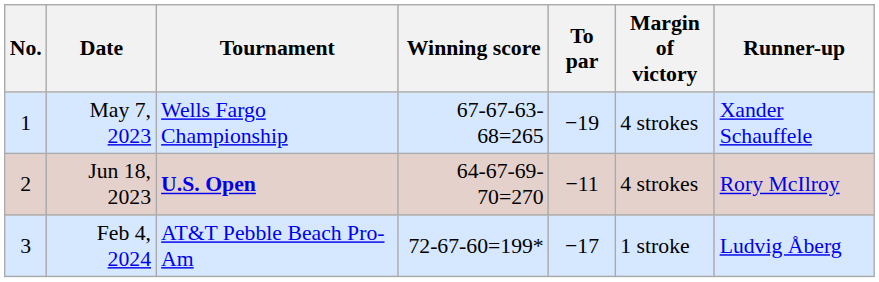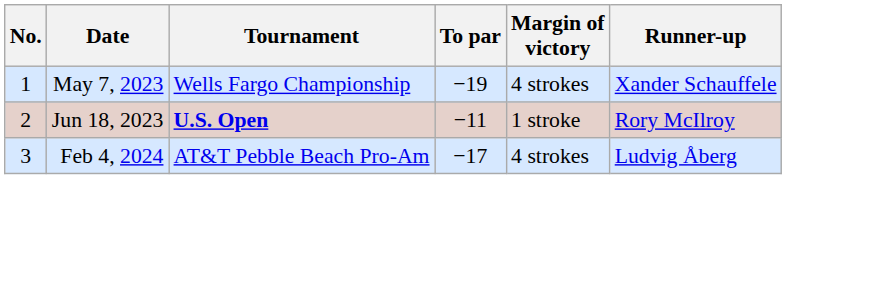- column: (474, 48)
(659, 184) 4 strokes -> (546, 120) 1 stroke
(655, 245) 1 stroke -> (550, 155) 4 strokes
